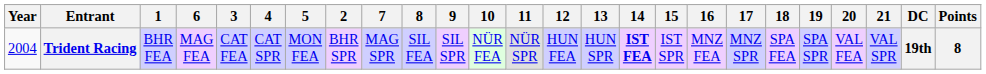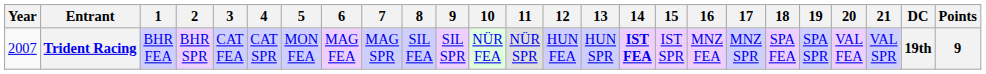columns swapped: (344, 15) <-> (197, 15)
(22, 48) 2004 -> (22, 48) 2007
(958, 48) 8 -> (958, 48) 9
